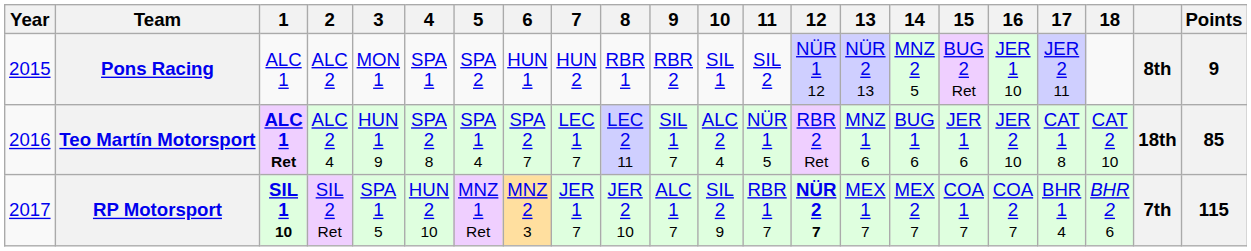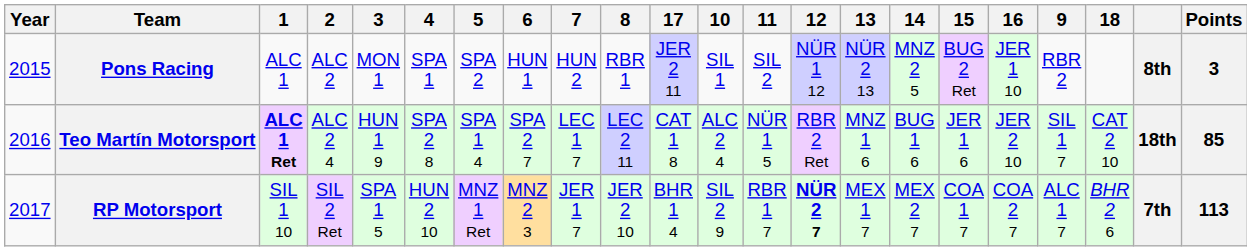columns swapped: (673, 19) <-> (1062, 19)
(1214, 69) 9 -> (1214, 69) 3
(284, 210) bold -> (284, 209) normal
(1214, 210) 115 -> (1214, 210) 113
